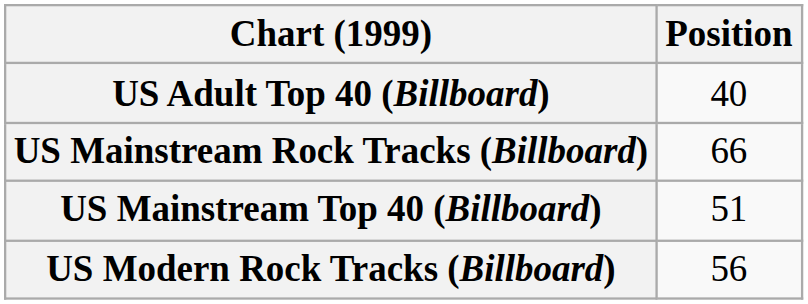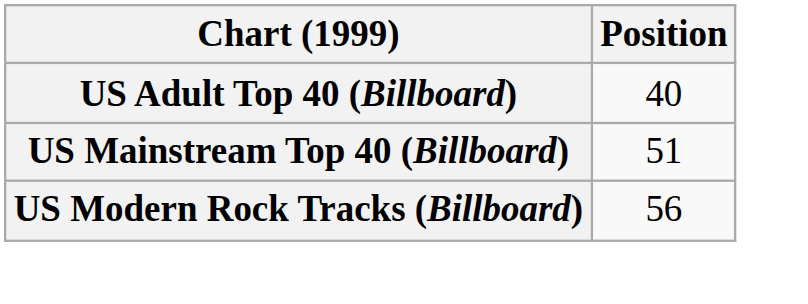- row: (331, 151)
